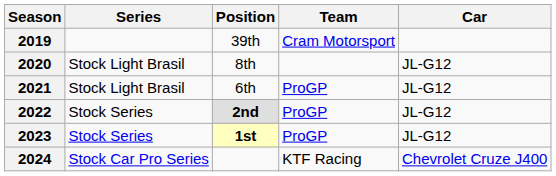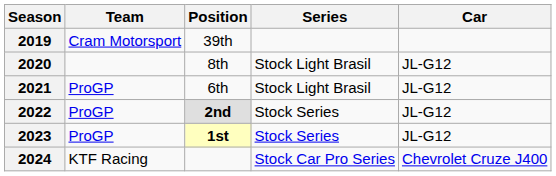columns swapped: (139, 17) <-> (339, 17)
